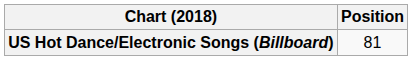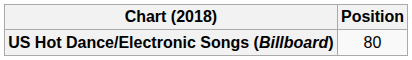(373, 42) 81 -> (373, 42) 80
